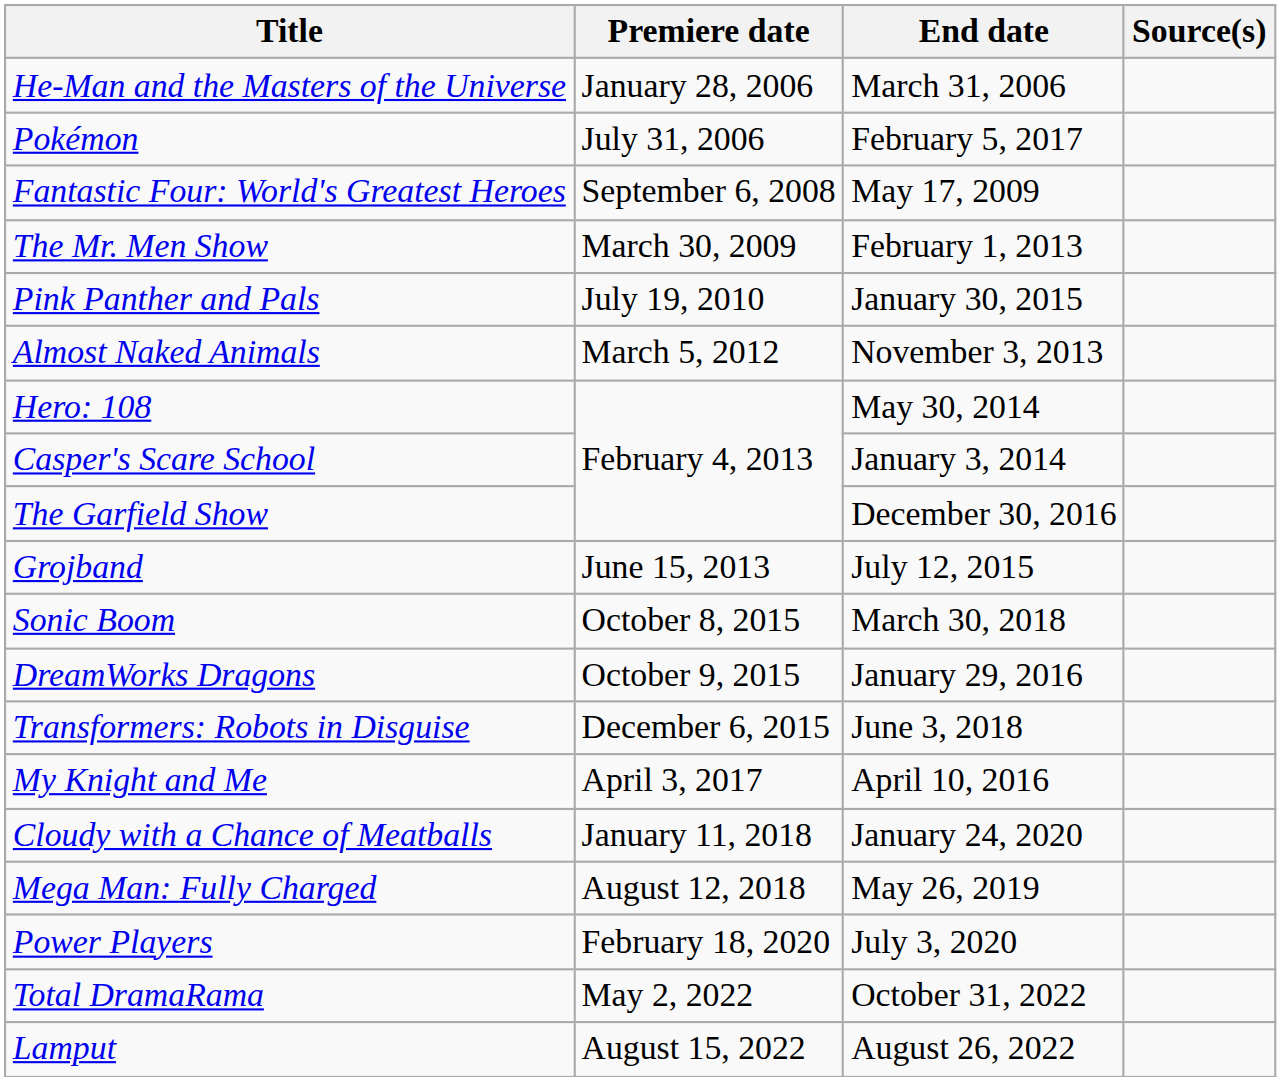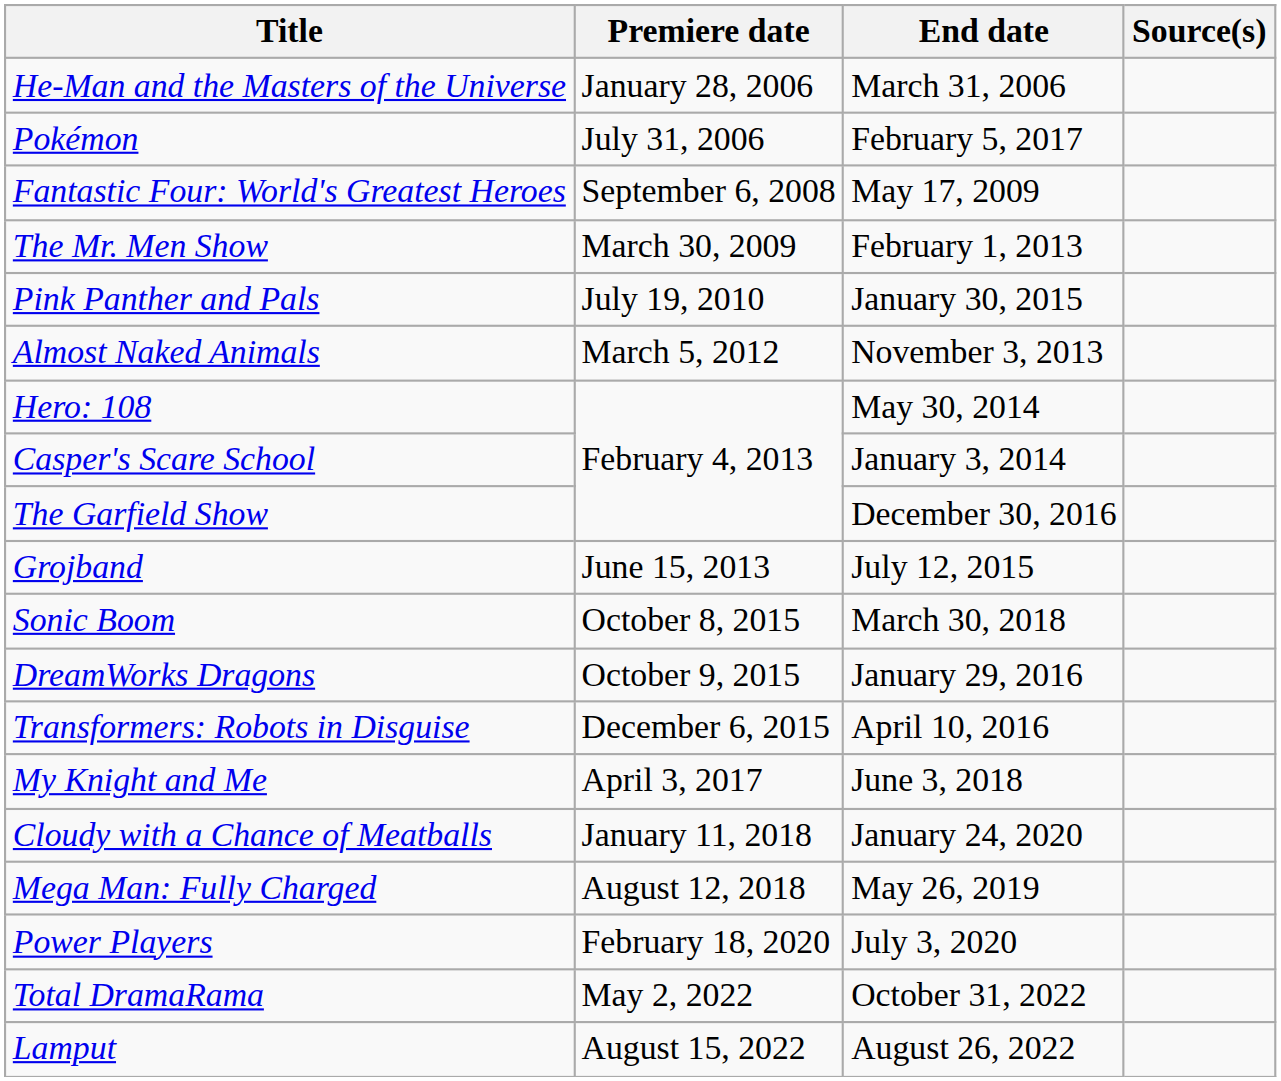(937, 727) June 3, 2018 -> (950, 727) April 10, 2016
(950, 780) April 10, 2016 -> (937, 780) June 3, 2018
